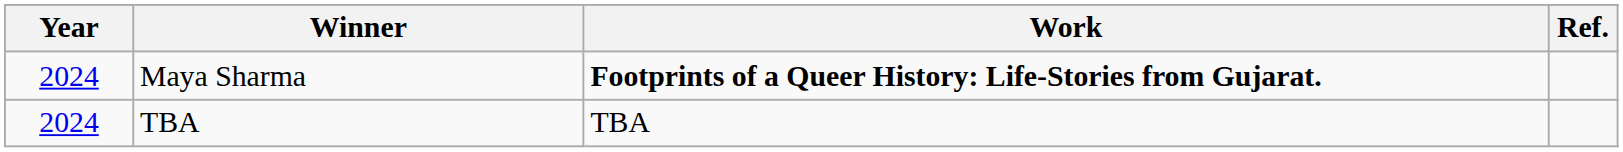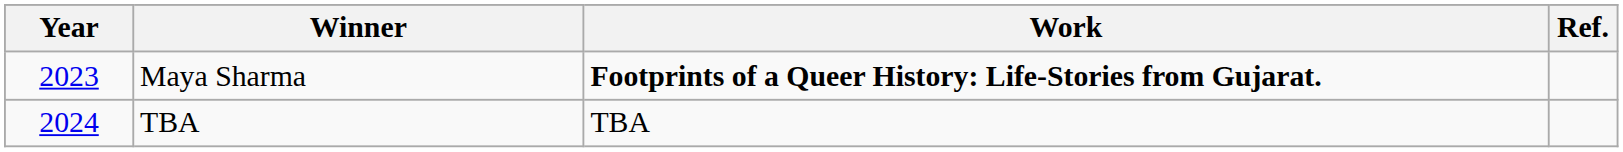(69, 75) 2024 -> (69, 75) 2023
